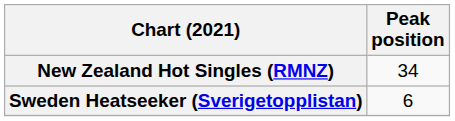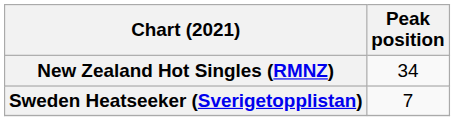(408, 100) 6 -> (408, 100) 7
